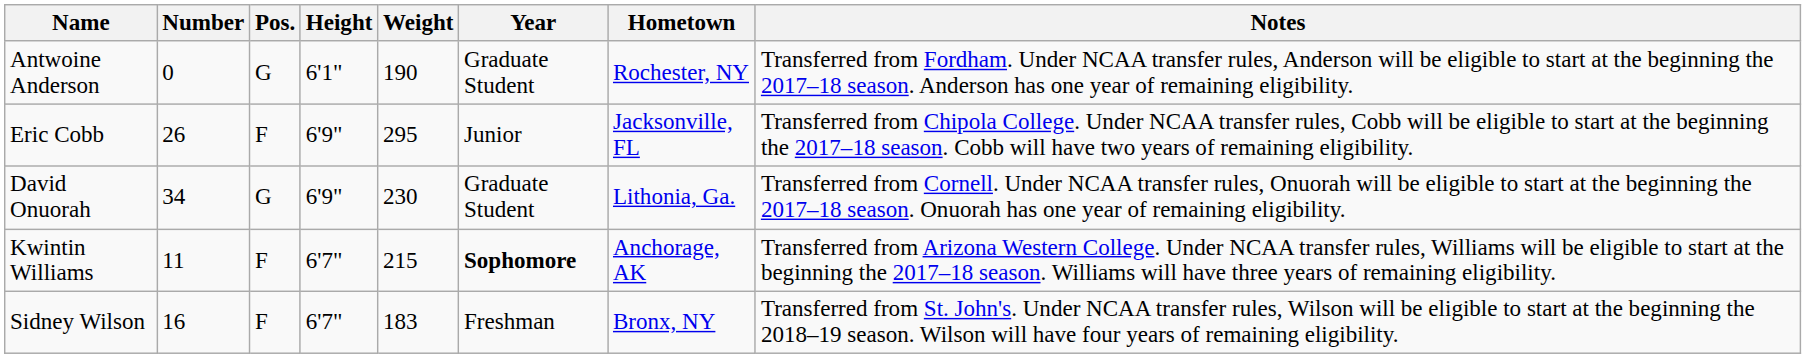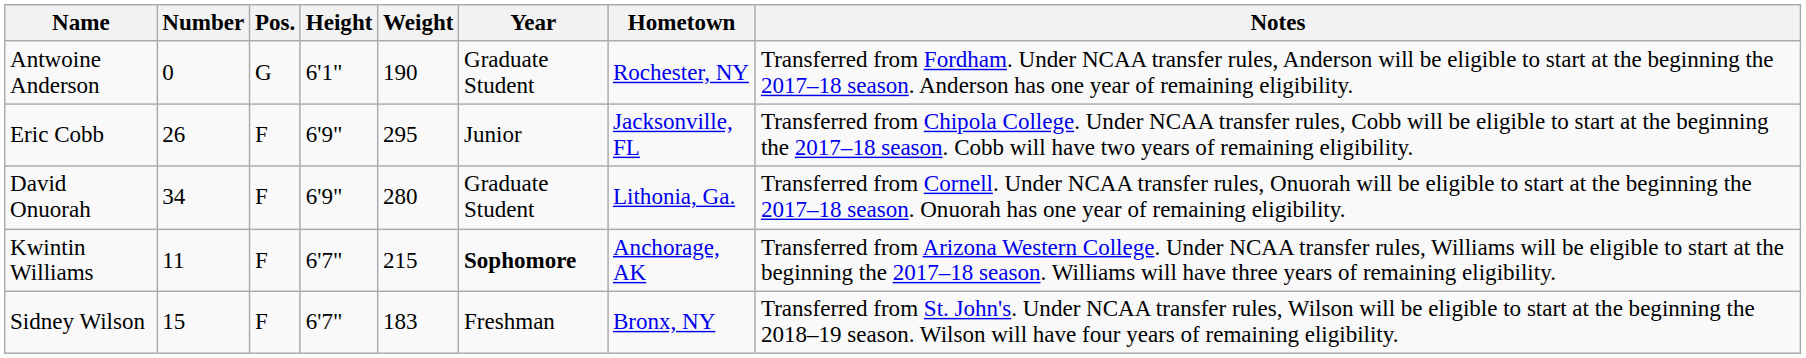(263, 197) G -> (261, 197) F
(400, 197) 230 -> (400, 197) 280
(174, 322) 16 -> (174, 322) 15
